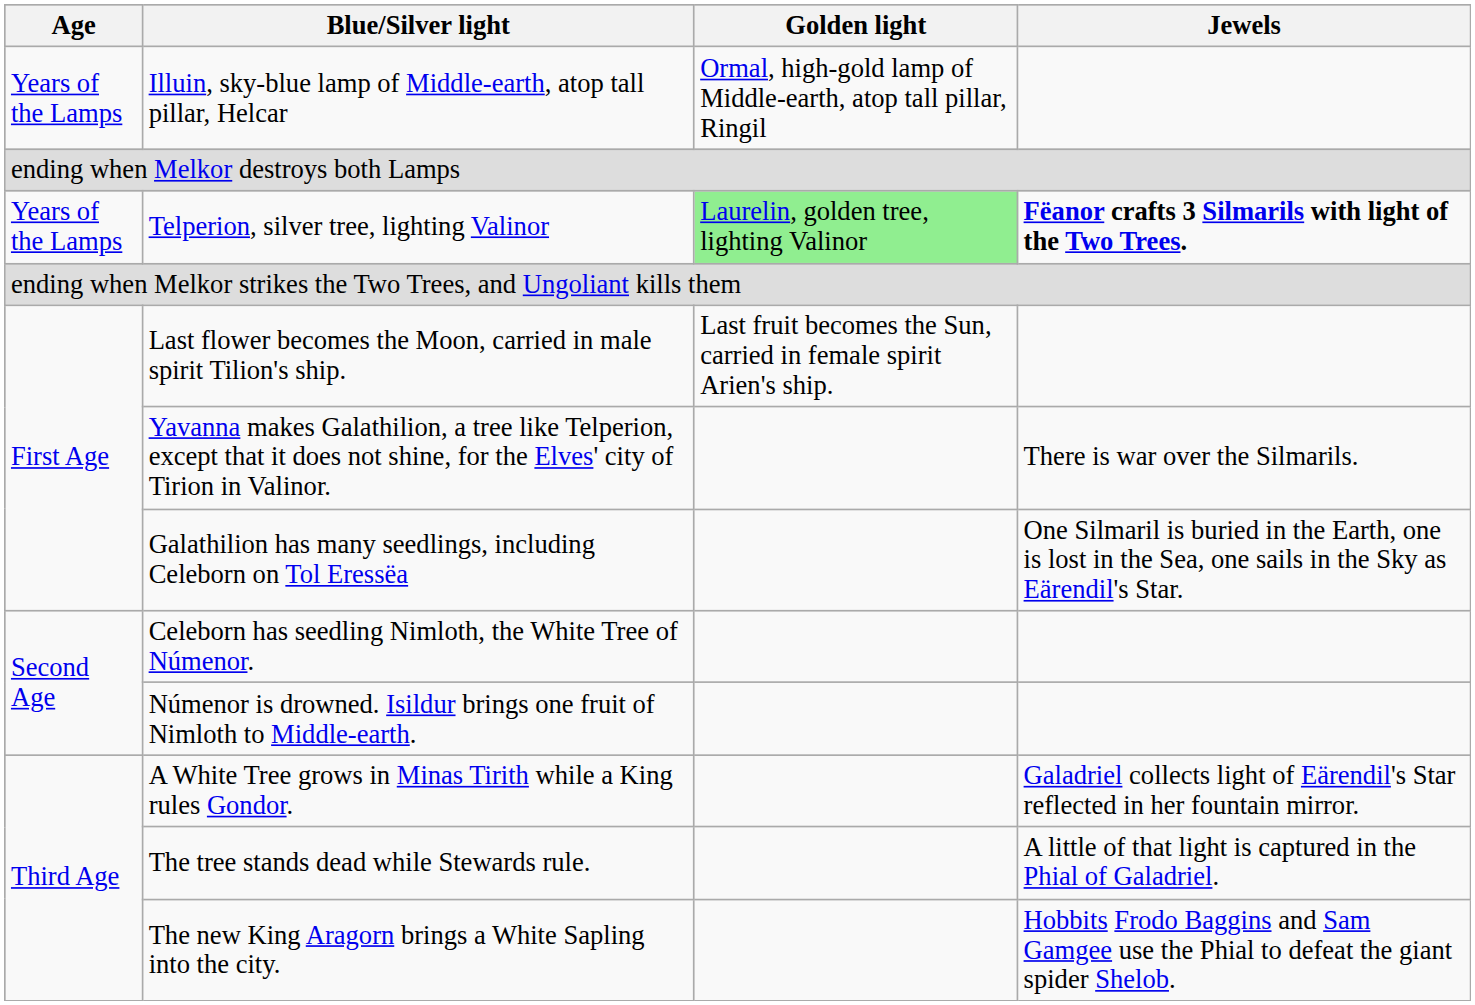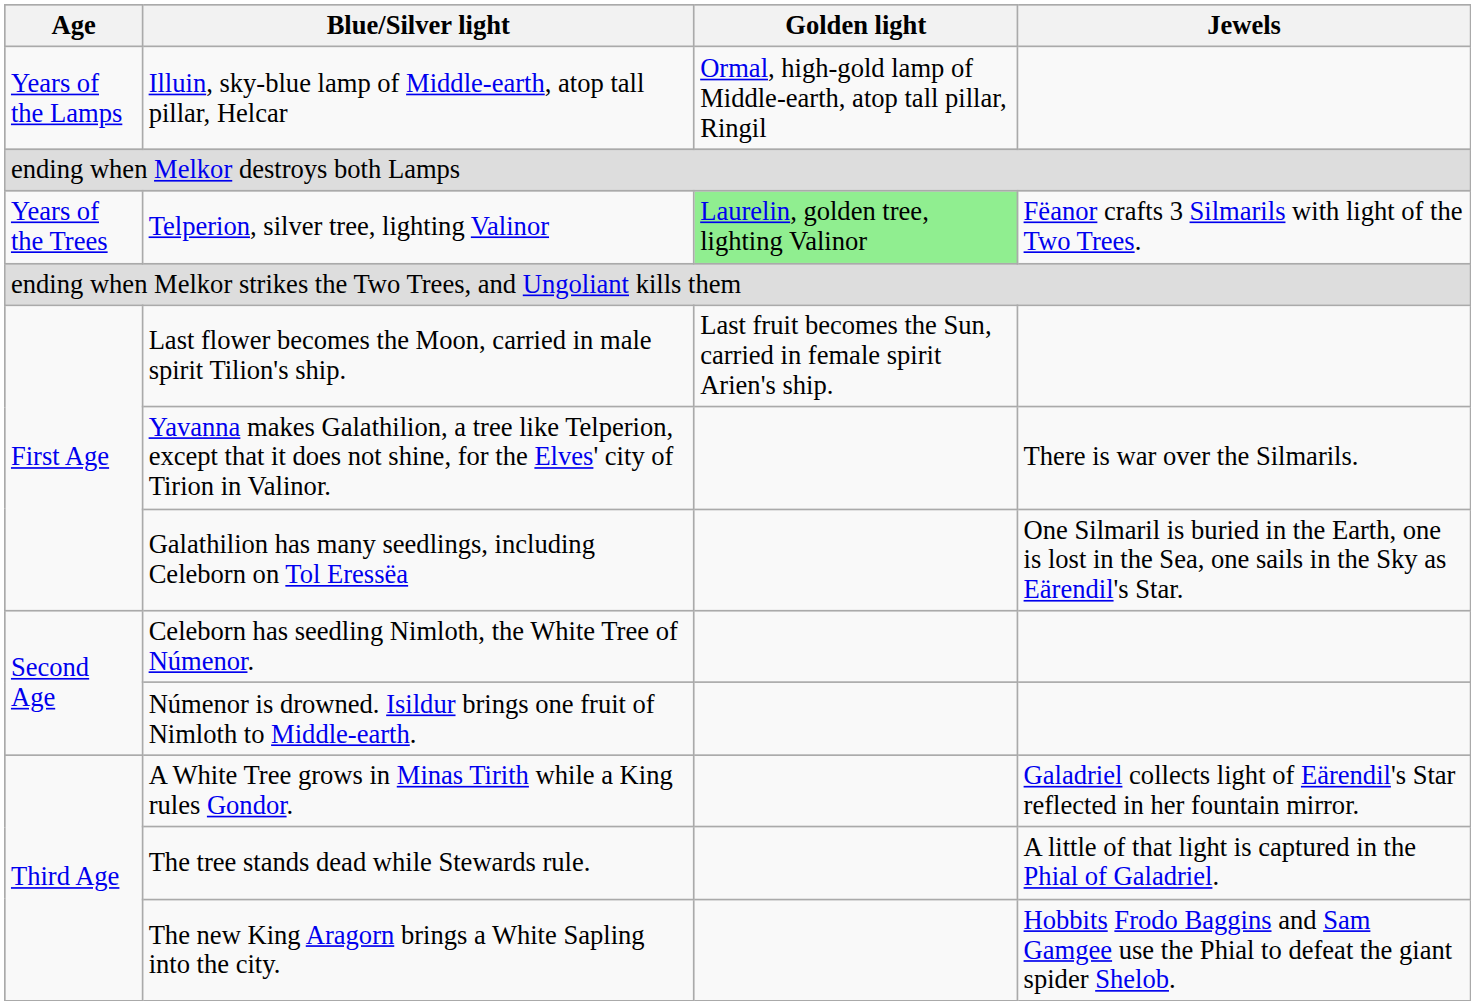(67, 226) Years of the Lamps -> (59, 226) Years of the Trees
(1236, 226) bold -> (1243, 226) normal
